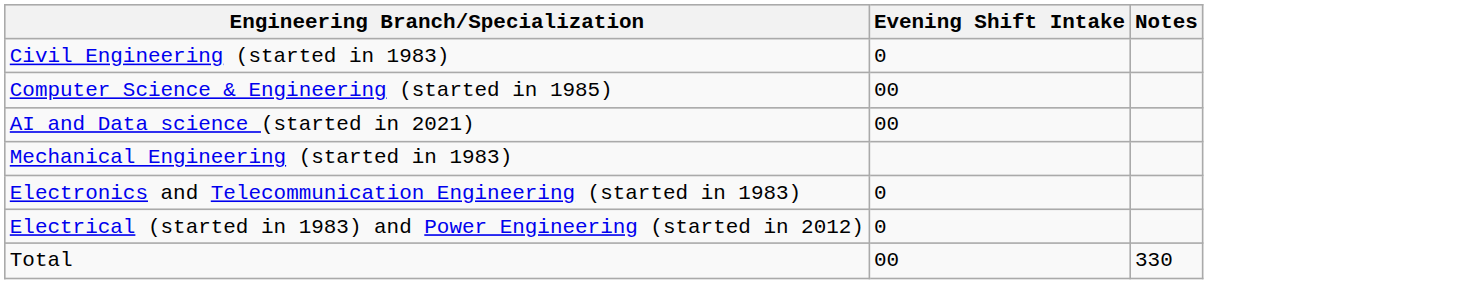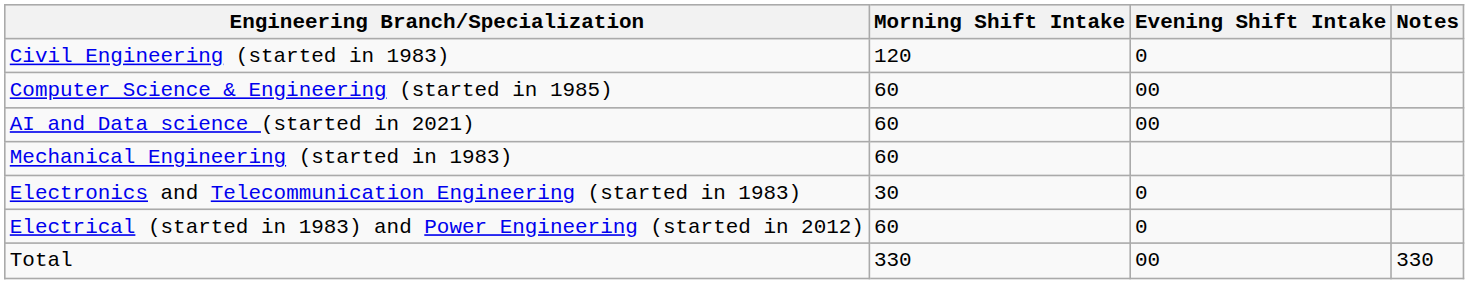+ column: (999, 22)
